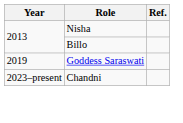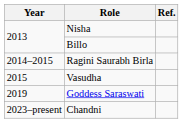+ row: (110, 61)
+ row: (84, 77)
